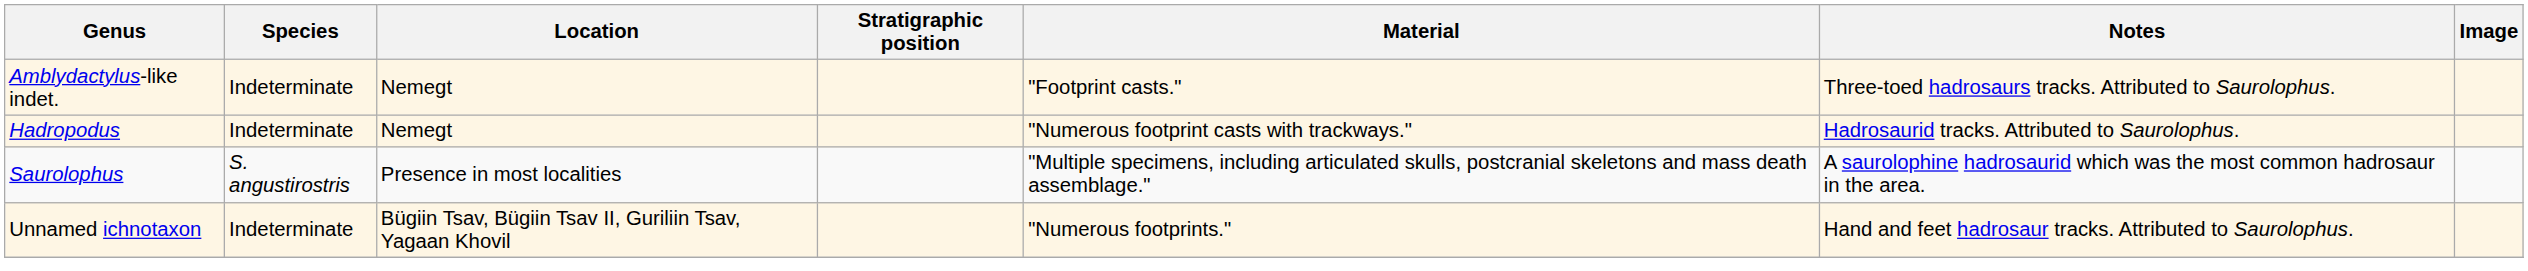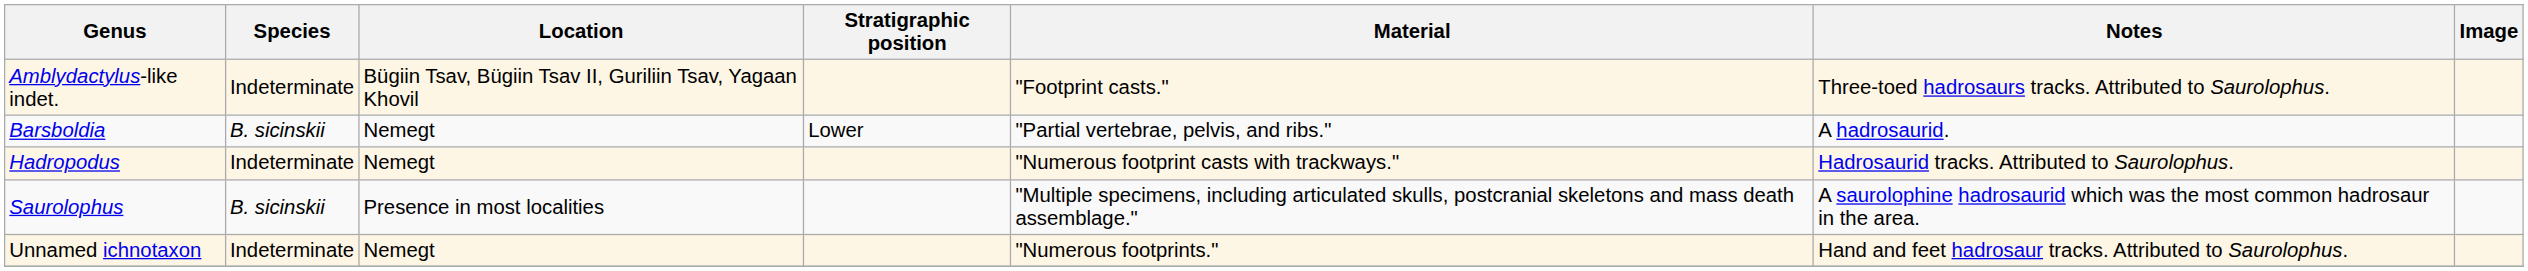(416, 87) Nemegt -> (580, 87) Bügiin Tsav, Bügiin Tsav II, Guriliin Tsav, Yagaan Khovil
+ row: (57, 130)
(290, 174) S. angustirostris -> (277, 206) B. sicinskii
(561, 229) Bügiin Tsav, Bügiin Tsav II, Guriliin Tsav, Yagaan Khovil -> (399, 250) Nemegt
